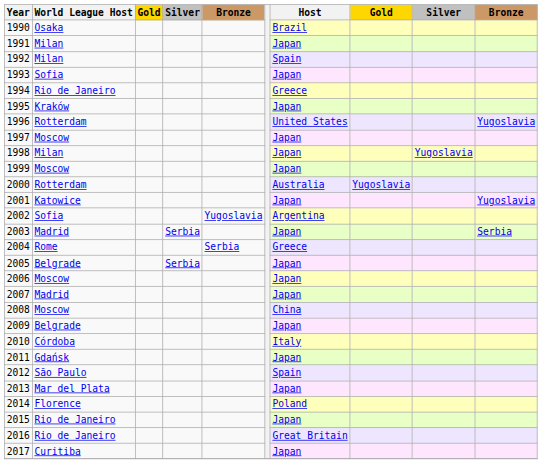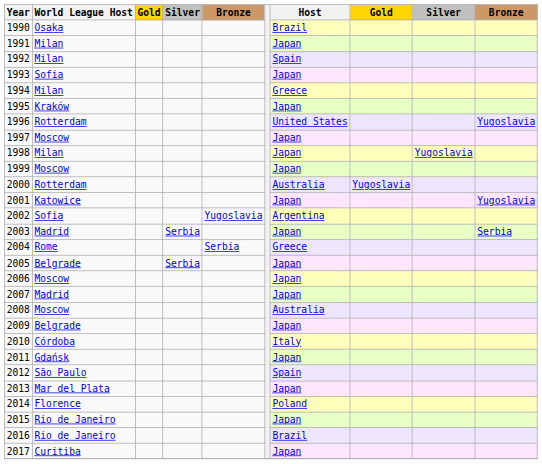(75, 91) Rio de Janeiro -> (49, 91) Milan
(287, 310) China -> (298, 310) Australia
(310, 436) Great Britain -> (290, 436) Brazil
